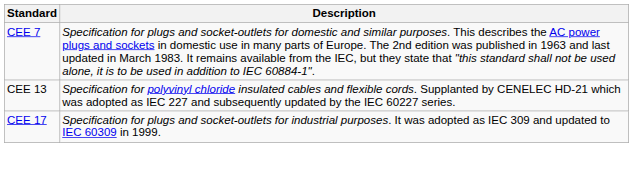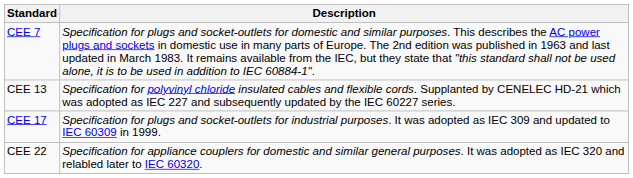+ row: (27, 151)
